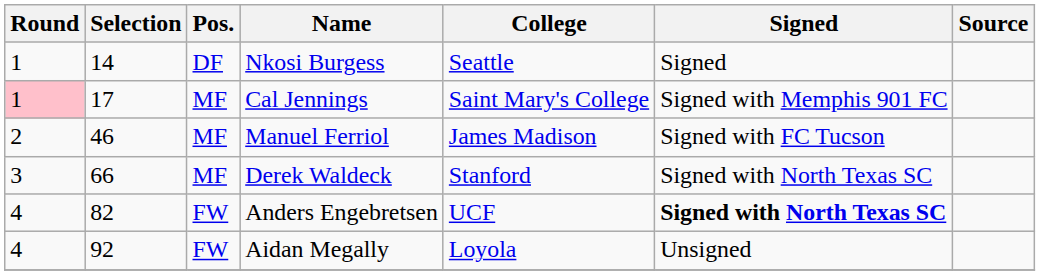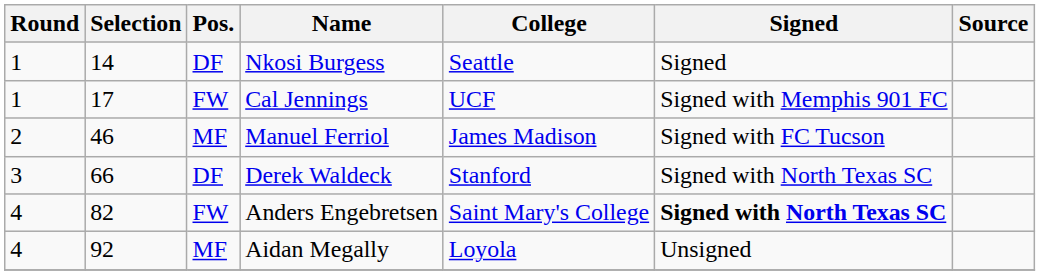(16, 99) pink background -> (16, 99) no background
(210, 99) MF -> (210, 99) FW
(549, 99) Saint Mary's College -> (472, 99) UCF
(210, 174) MF -> (208, 174) DF
(472, 212) UCF -> (549, 212) Saint Mary's College
(210, 250) FW -> (210, 250) MF
